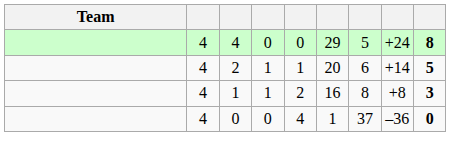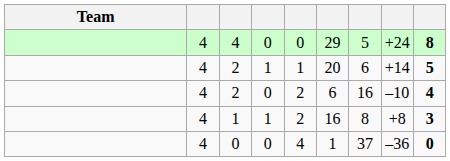+ row: (235, 93)
